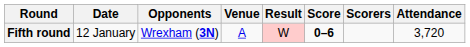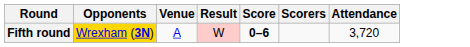- column: (106, 14)
(180, 33) no background -> (115, 33) gold background
